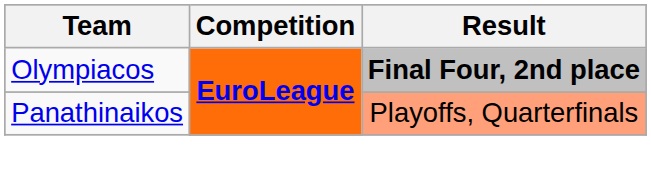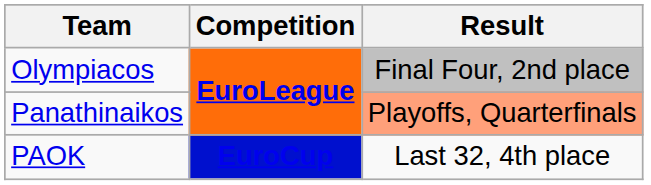(504, 69) bold -> (502, 69) normal
+ row: (48, 156)
